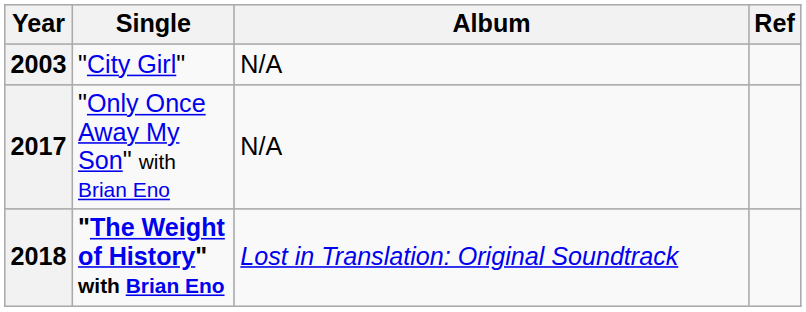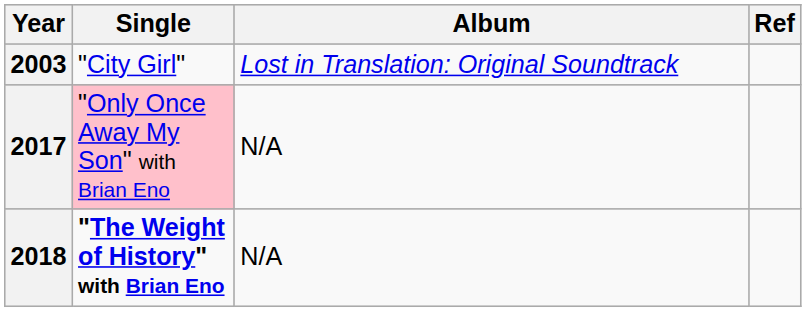(261, 64) N/A -> (459, 64) Lost in Translation: Original Soundtrack
(142, 146) no background -> (142, 146) pink background
(459, 256) Lost in Translation: Original Soundtrack -> (261, 256) N/A
